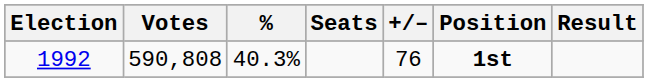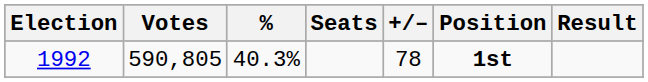(175, 60) 590,808 -> (175, 60) 590,805
(408, 60) 76 -> (408, 60) 78
